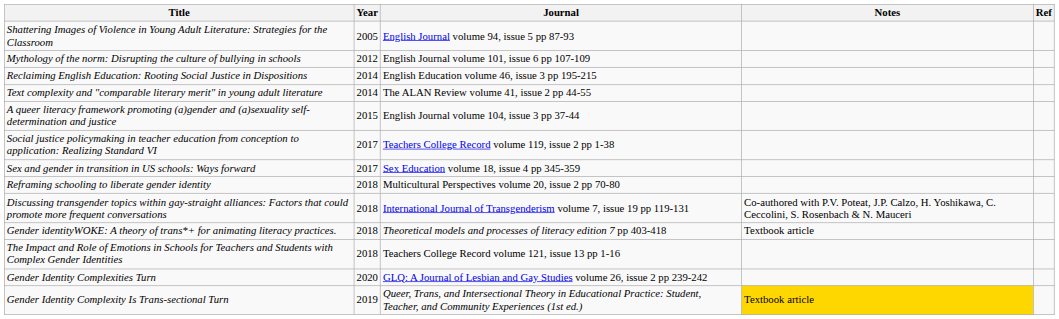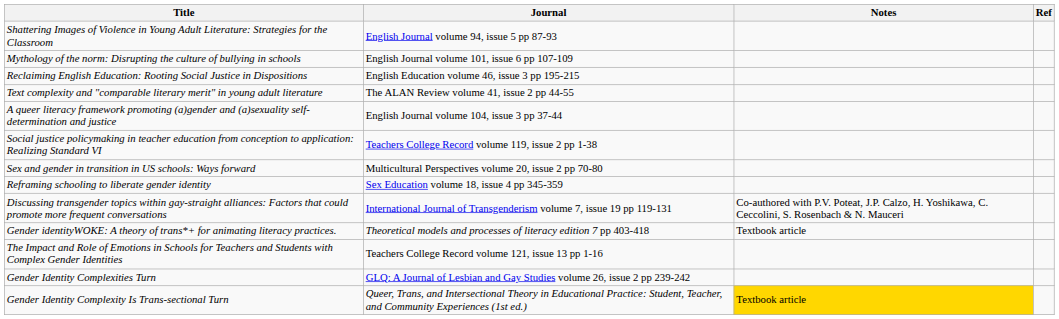- column: (367, 13)
(481, 168) Sex Education volume 18, issue 4 pp 345-359 -> (484, 168) Multicultural Perspectives volume 20, issue 2 pp 70-80
(501, 185) Multicultural Perspectives volume 20, issue 2 pp 70-80 -> (464, 185) Sex Education volume 18, issue 4 pp 345-359
